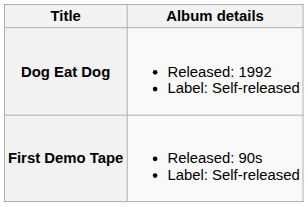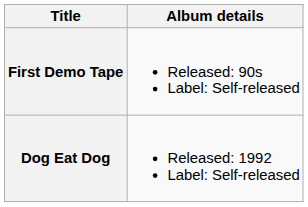rows swapped: (66, 158) <-> (66, 71)
